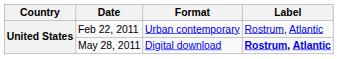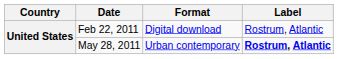(192, 29) Urban contemporary -> (183, 29) Digital download
(183, 45) Digital download -> (192, 45) Urban contemporary
